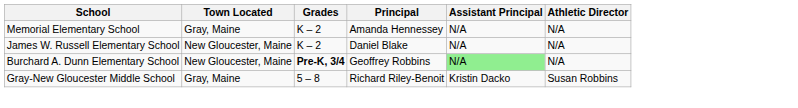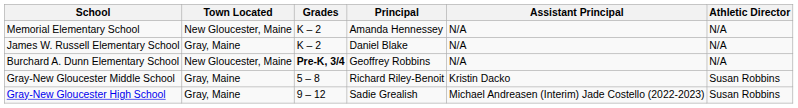(212, 29) Gray, Maine -> (238, 29) New Gloucester, Maine
(238, 45) New Gloucester, Maine -> (212, 45) Gray, Maine
(458, 62) lightgreen background -> (458, 62) no background
+ row: (86, 95)
